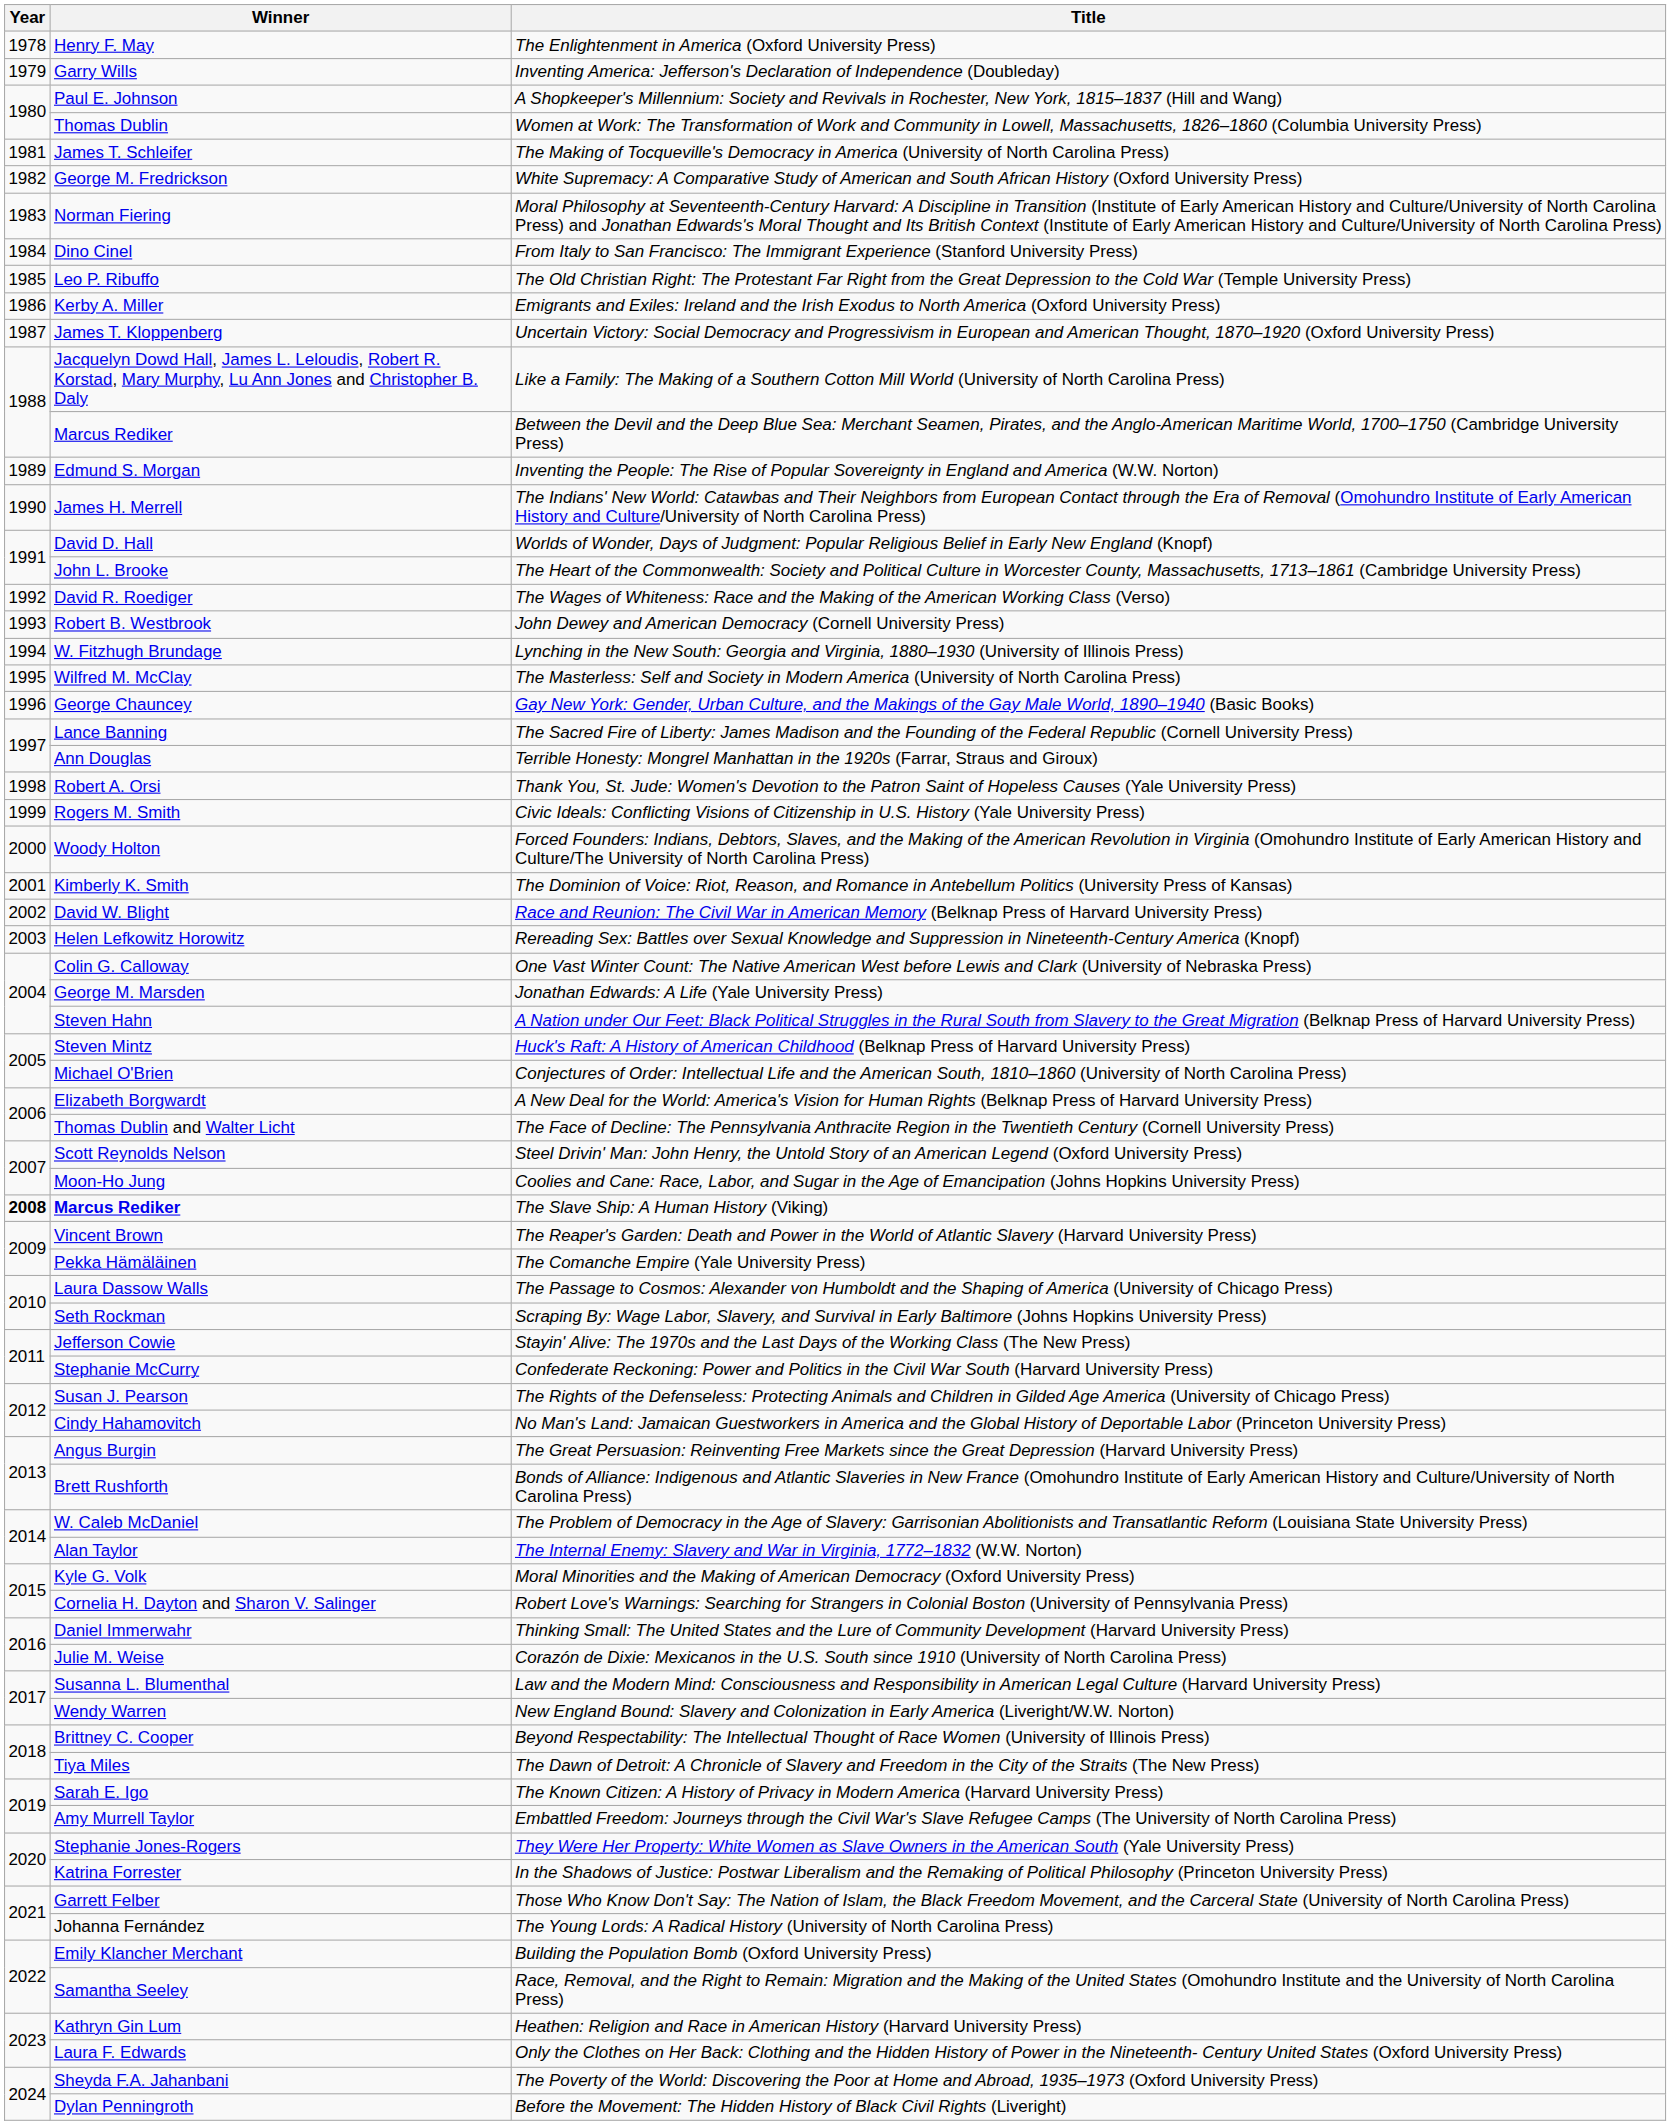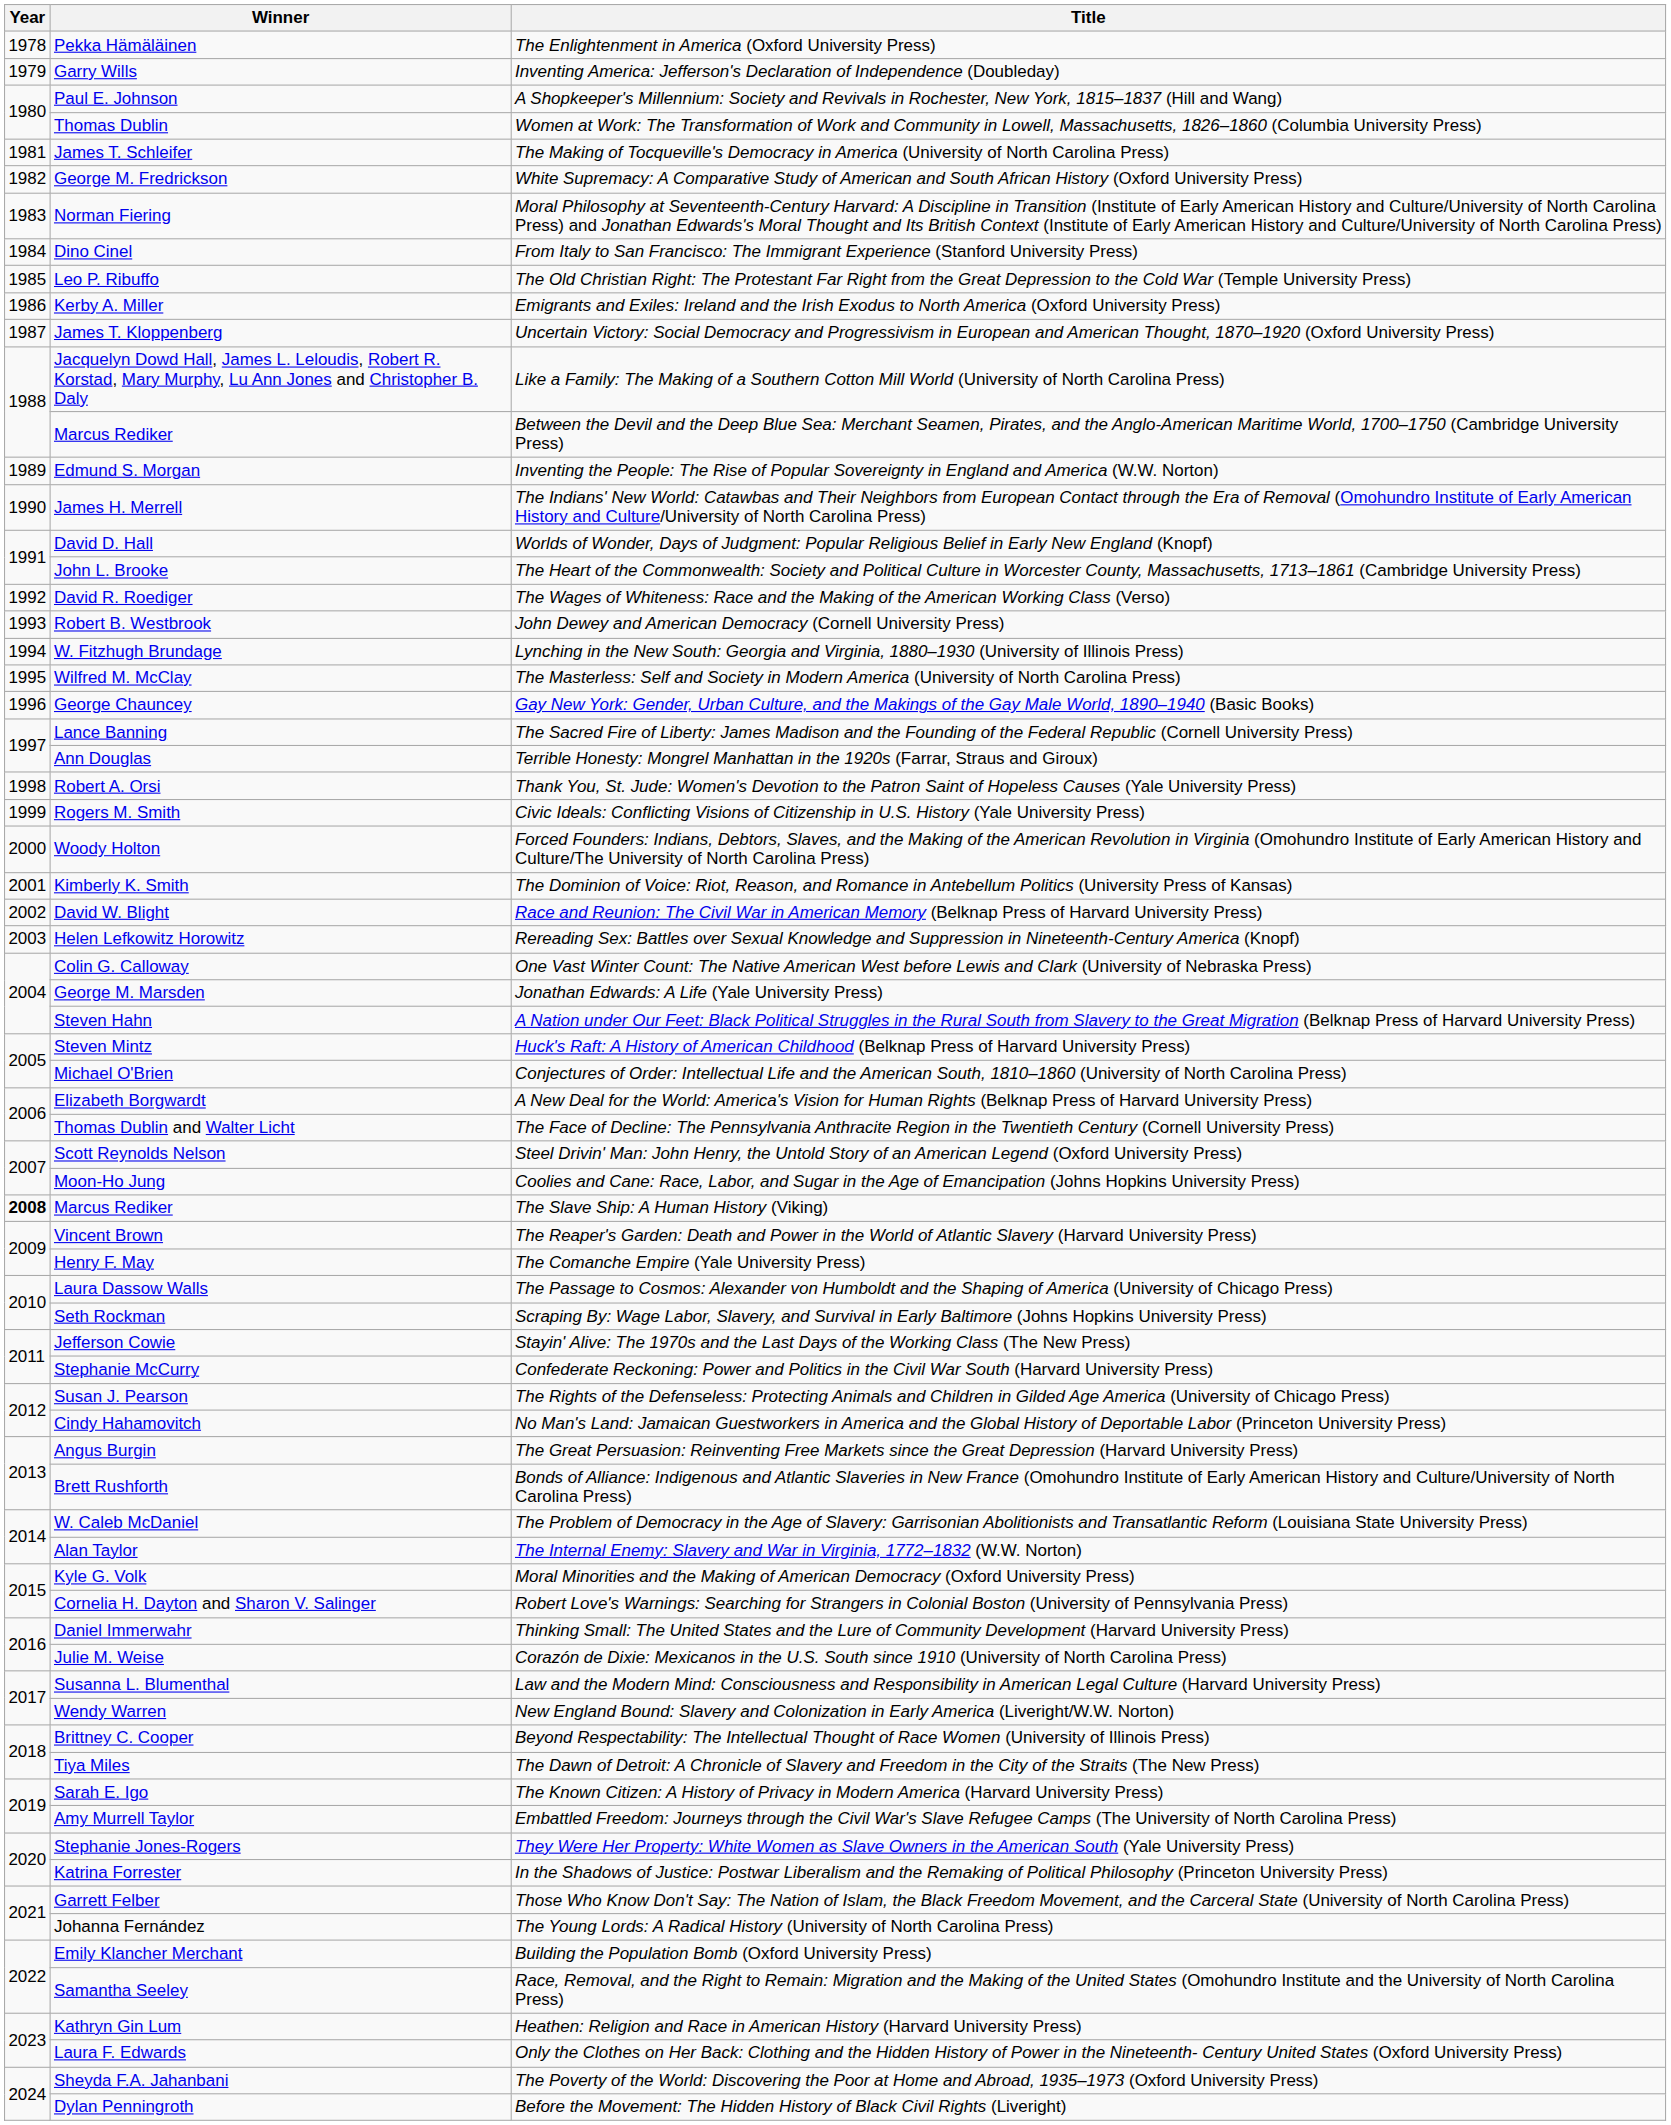(104, 44) Henry F. May -> (125, 44) Pekka Hämäläinen
(117, 1208) bold -> (113, 1208) normal
(125, 1262) Pekka Hämäläinen -> (104, 1262) Henry F. May
